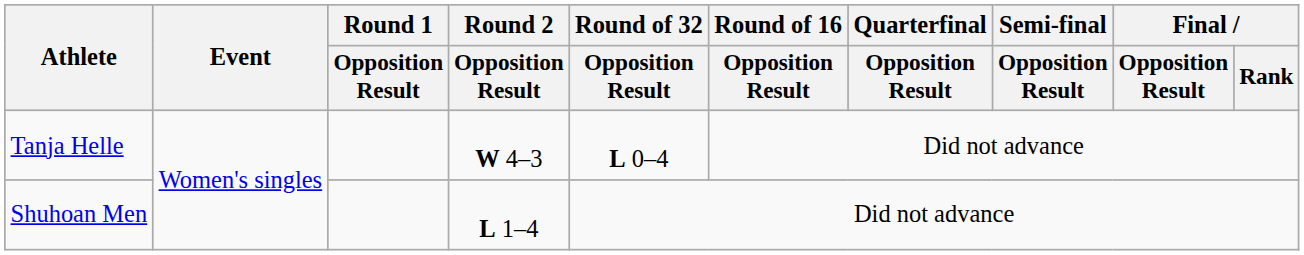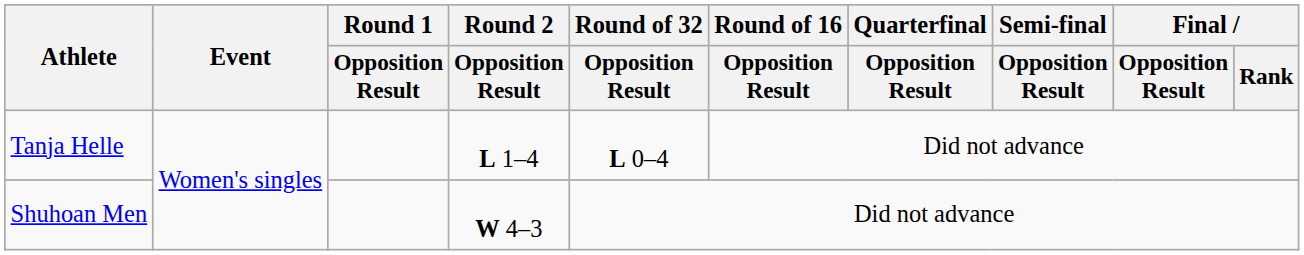(509, 159) W 4–3 -> (509, 159) L 1–4
(509, 229) L 1–4 -> (509, 229) W 4–3
